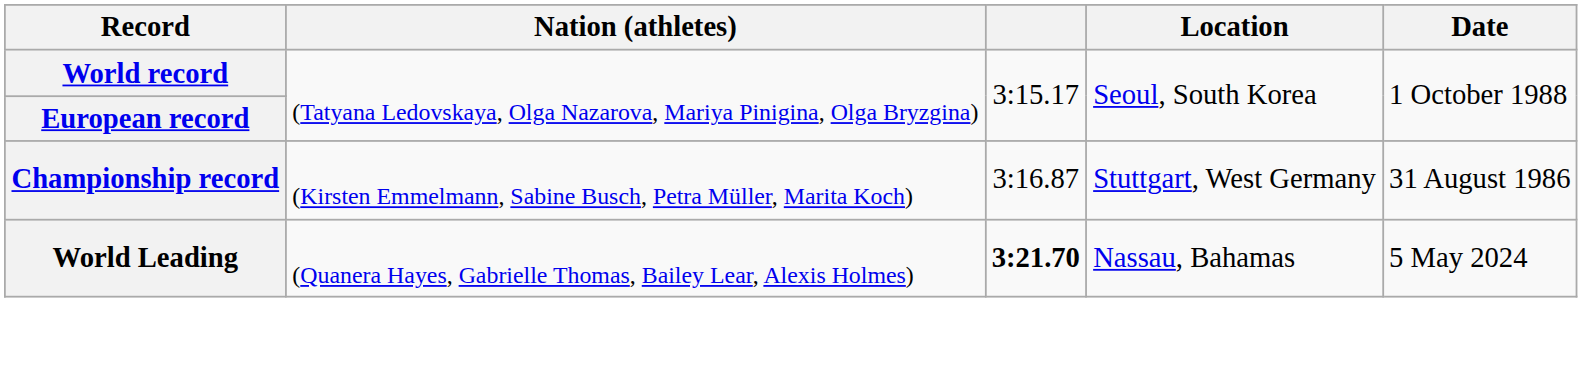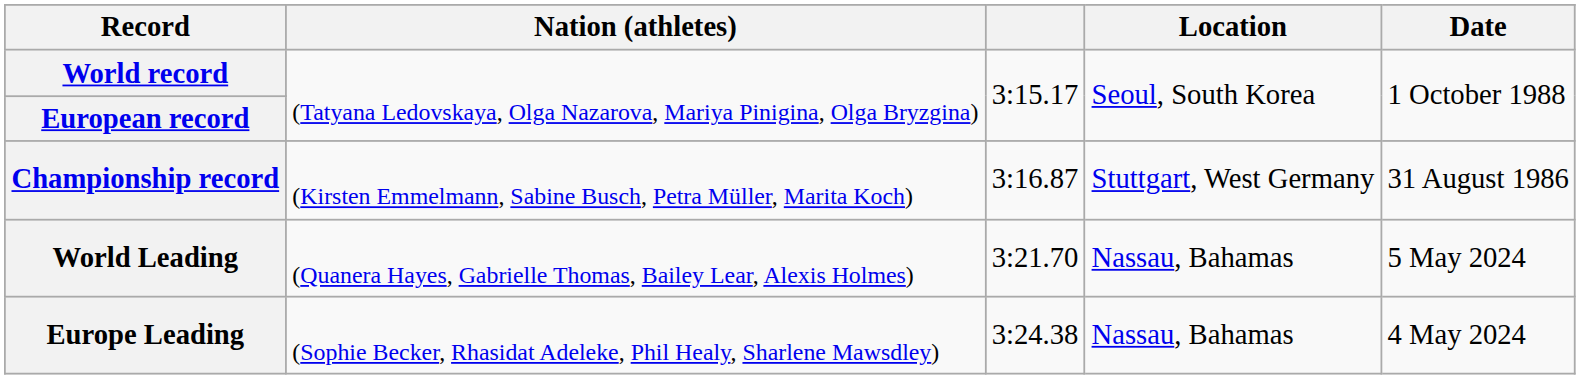(1036, 257) bold -> (1035, 257) normal
+ row: (145, 334)
